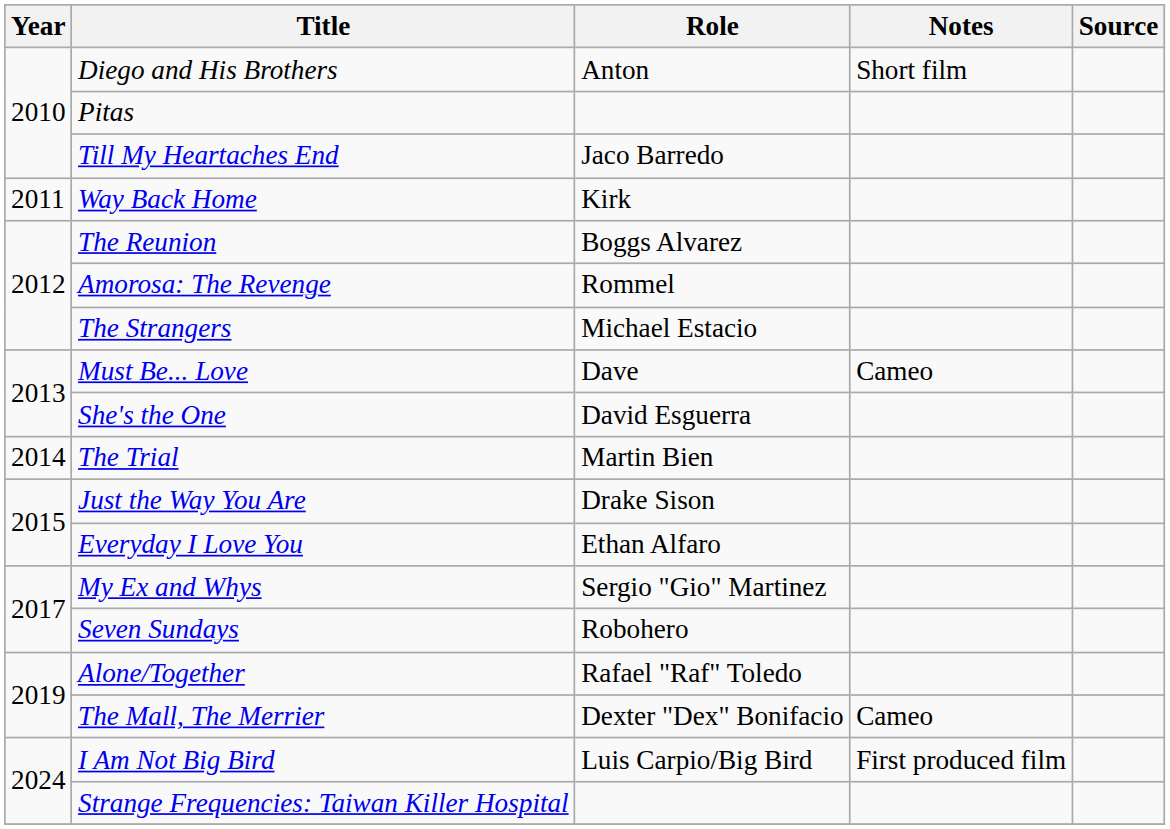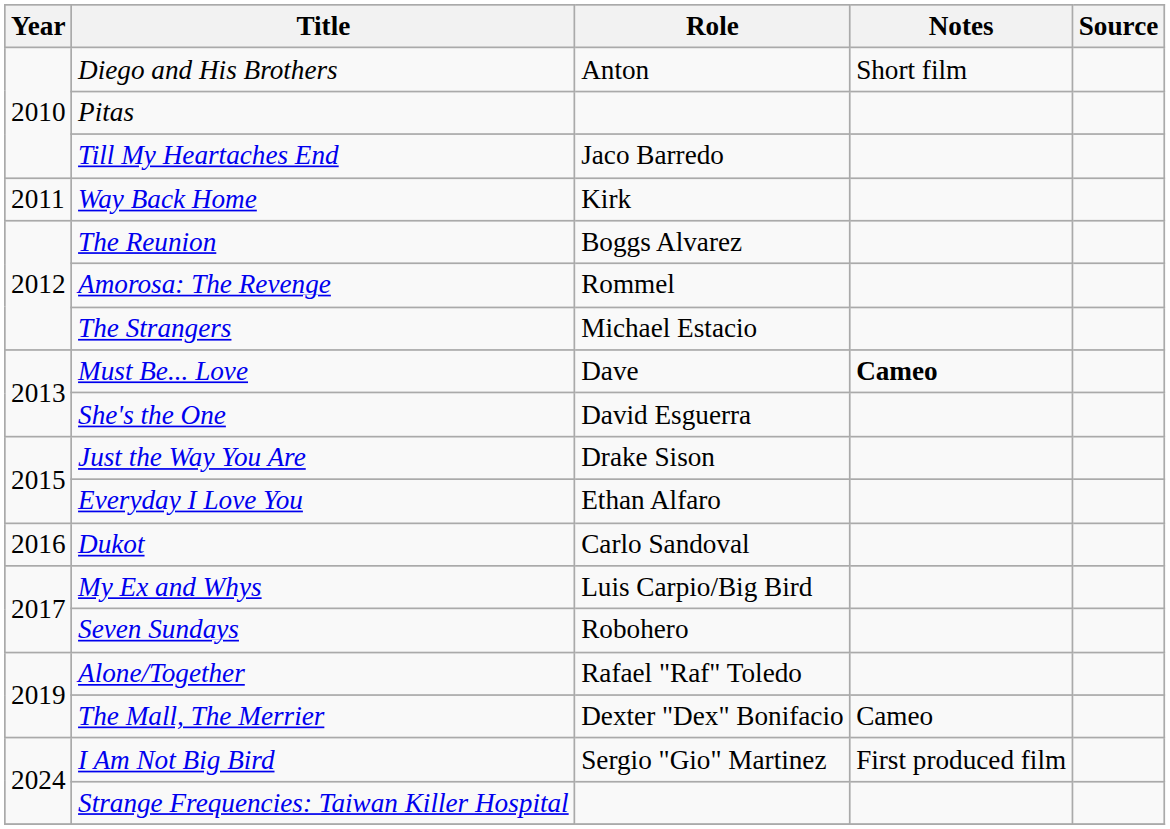(895, 371) normal -> (897, 371) bold
- row: (128, 457)
+ row: (111, 543)
(704, 586) Sergio "Gio" Martinez -> (697, 586) Luis Carpio/Big Bird
(697, 759) Luis Carpio/Big Bird -> (704, 759) Sergio "Gio" Martinez
